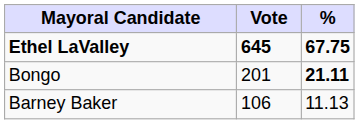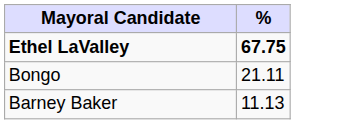- column: (269, 18)
(327, 75) bold -> (263, 75) normal
